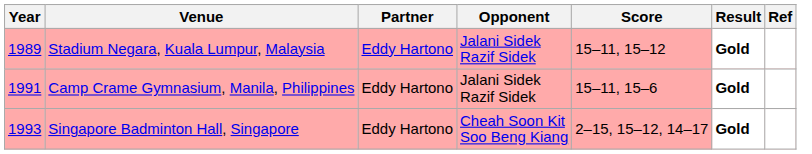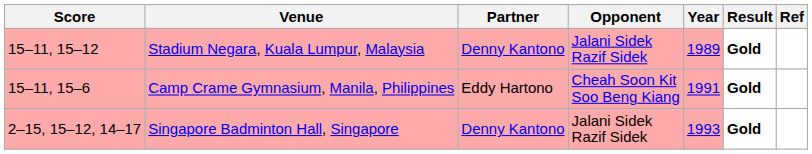columns swapped: (25, 17) <-> (642, 17)
(407, 49) Eddy Hartono -> (513, 49) Denny Kantono
(500, 89) Jalani Sidek Razif Sidek -> (626, 89) Cheah Soon Kit Soo Beng Kiang
(407, 129) Eddy Hartono -> (513, 129) Denny Kantono
(514, 129) Cheah Soon Kit Soo Beng Kiang -> (612, 129) Jalani Sidek Razif Sidek
